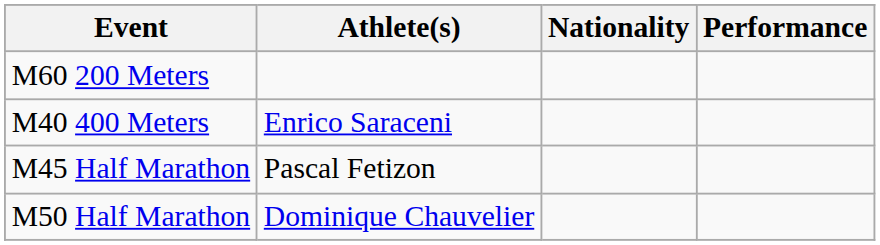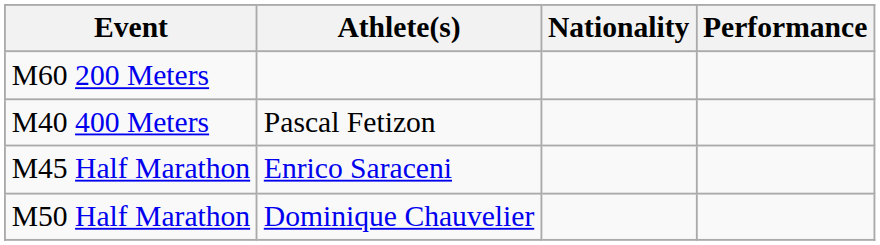(358, 121) Enrico Saraceni -> (350, 121) Pascal Fetizon
(350, 168) Pascal Fetizon -> (358, 168) Enrico Saraceni
